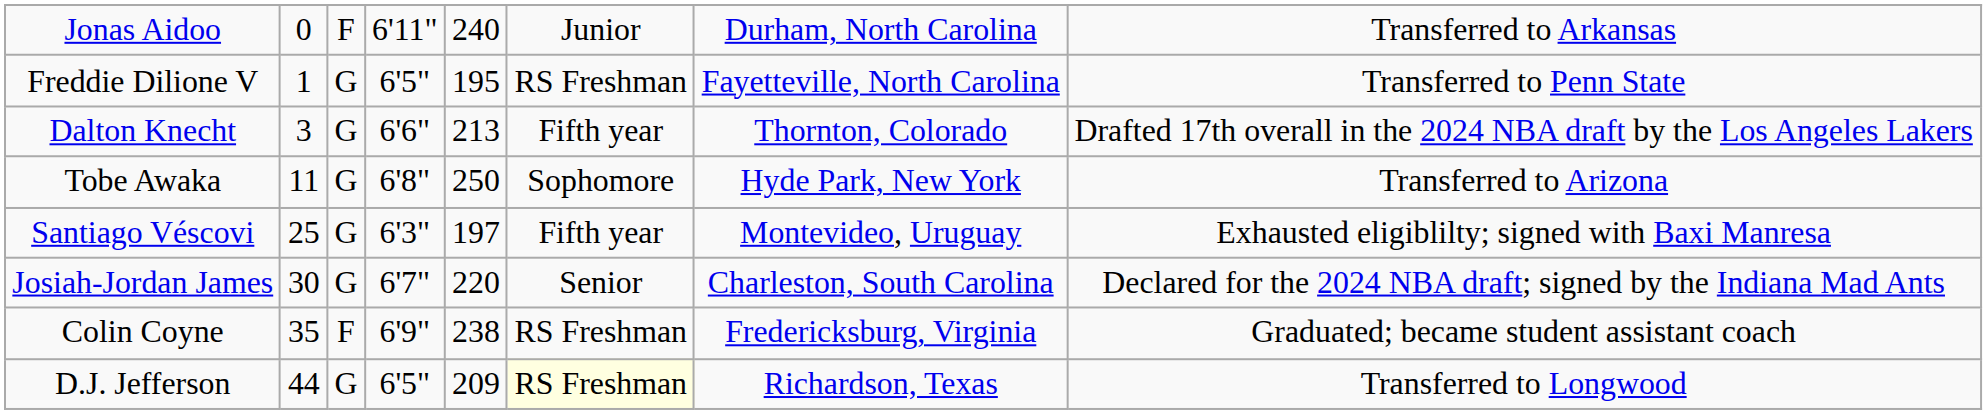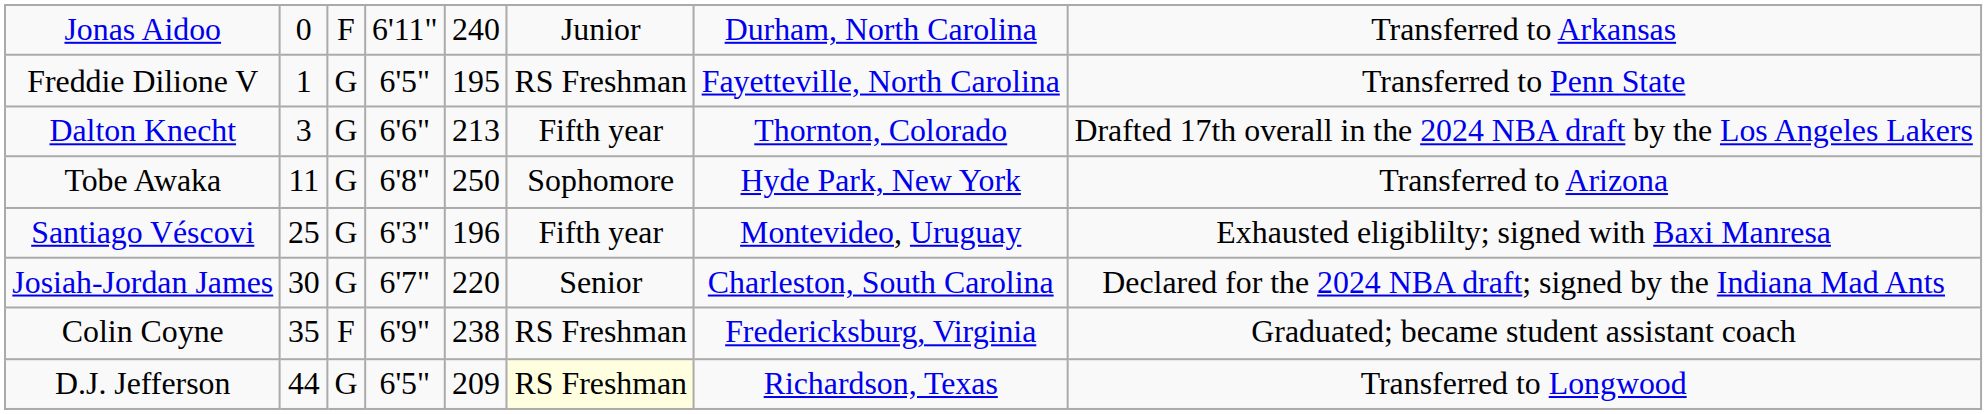(476, 231) 197 -> (476, 231) 196
